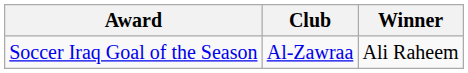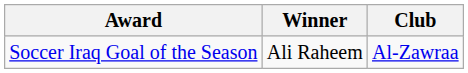columns swapped: (411, 20) <-> (310, 20)
